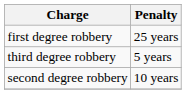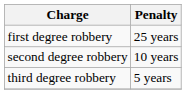rows swapped: (68, 78) <-> (62, 57)
